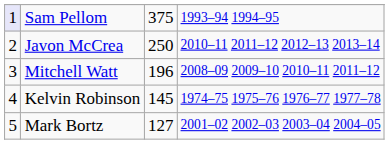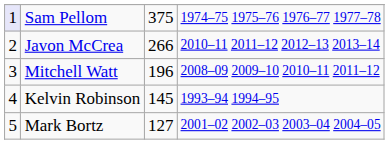(230, 17) 1993–94 1994–95 -> (281, 17) 1974–75 1975–76 1976–77 1977–78
(161, 44) 250 -> (161, 44) 266
(281, 98) 1974–75 1975–76 1976–77 1977–78 -> (230, 98) 1993–94 1994–95
